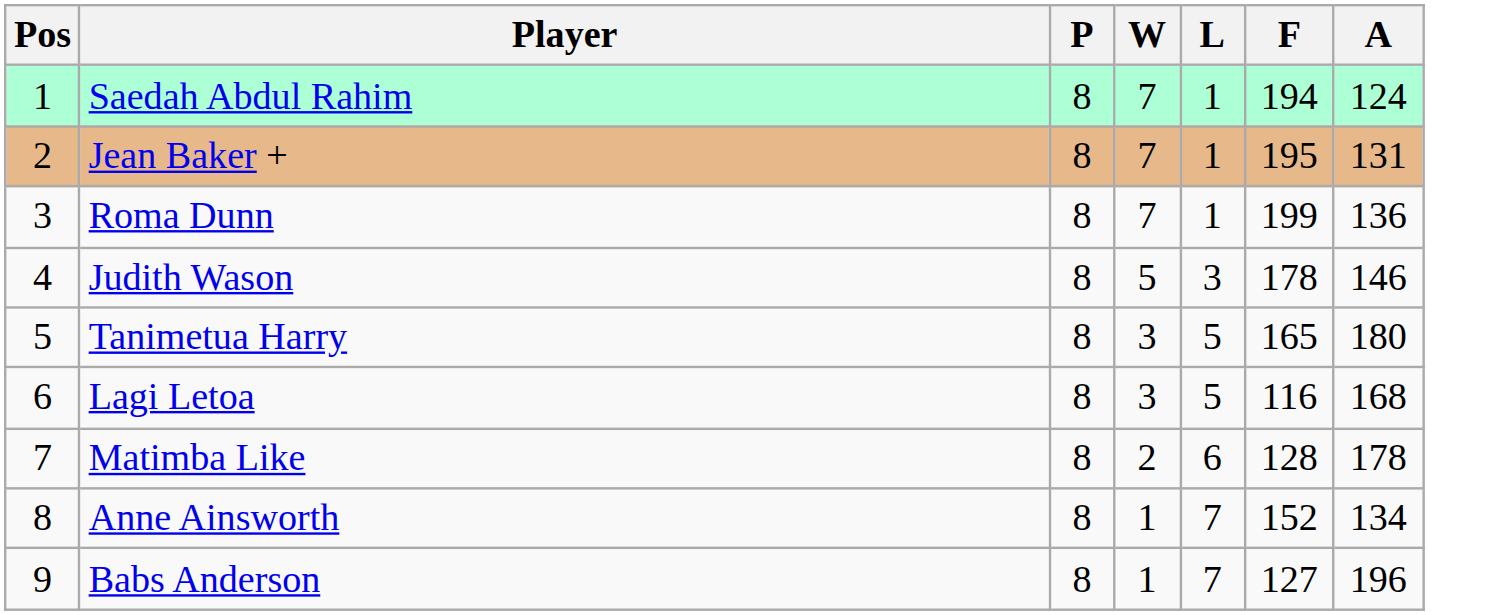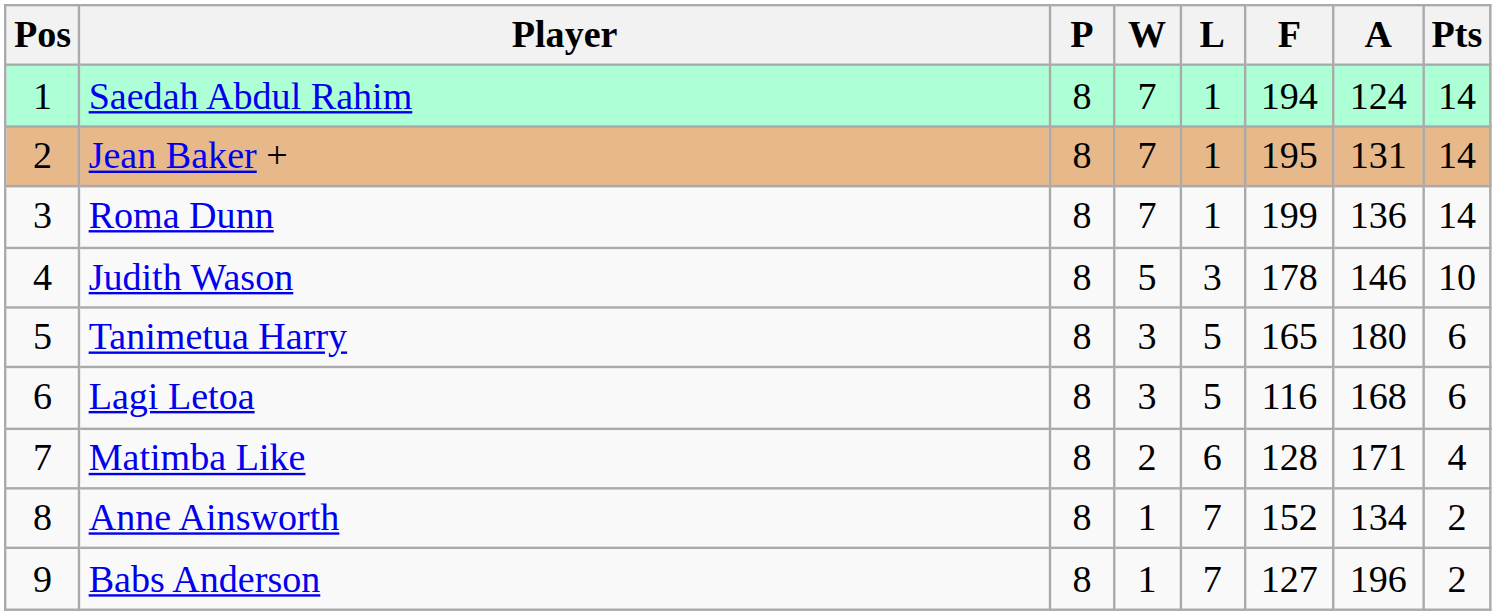+ column: (1457, 34)
(1378, 457) 178 -> (1378, 457) 171
